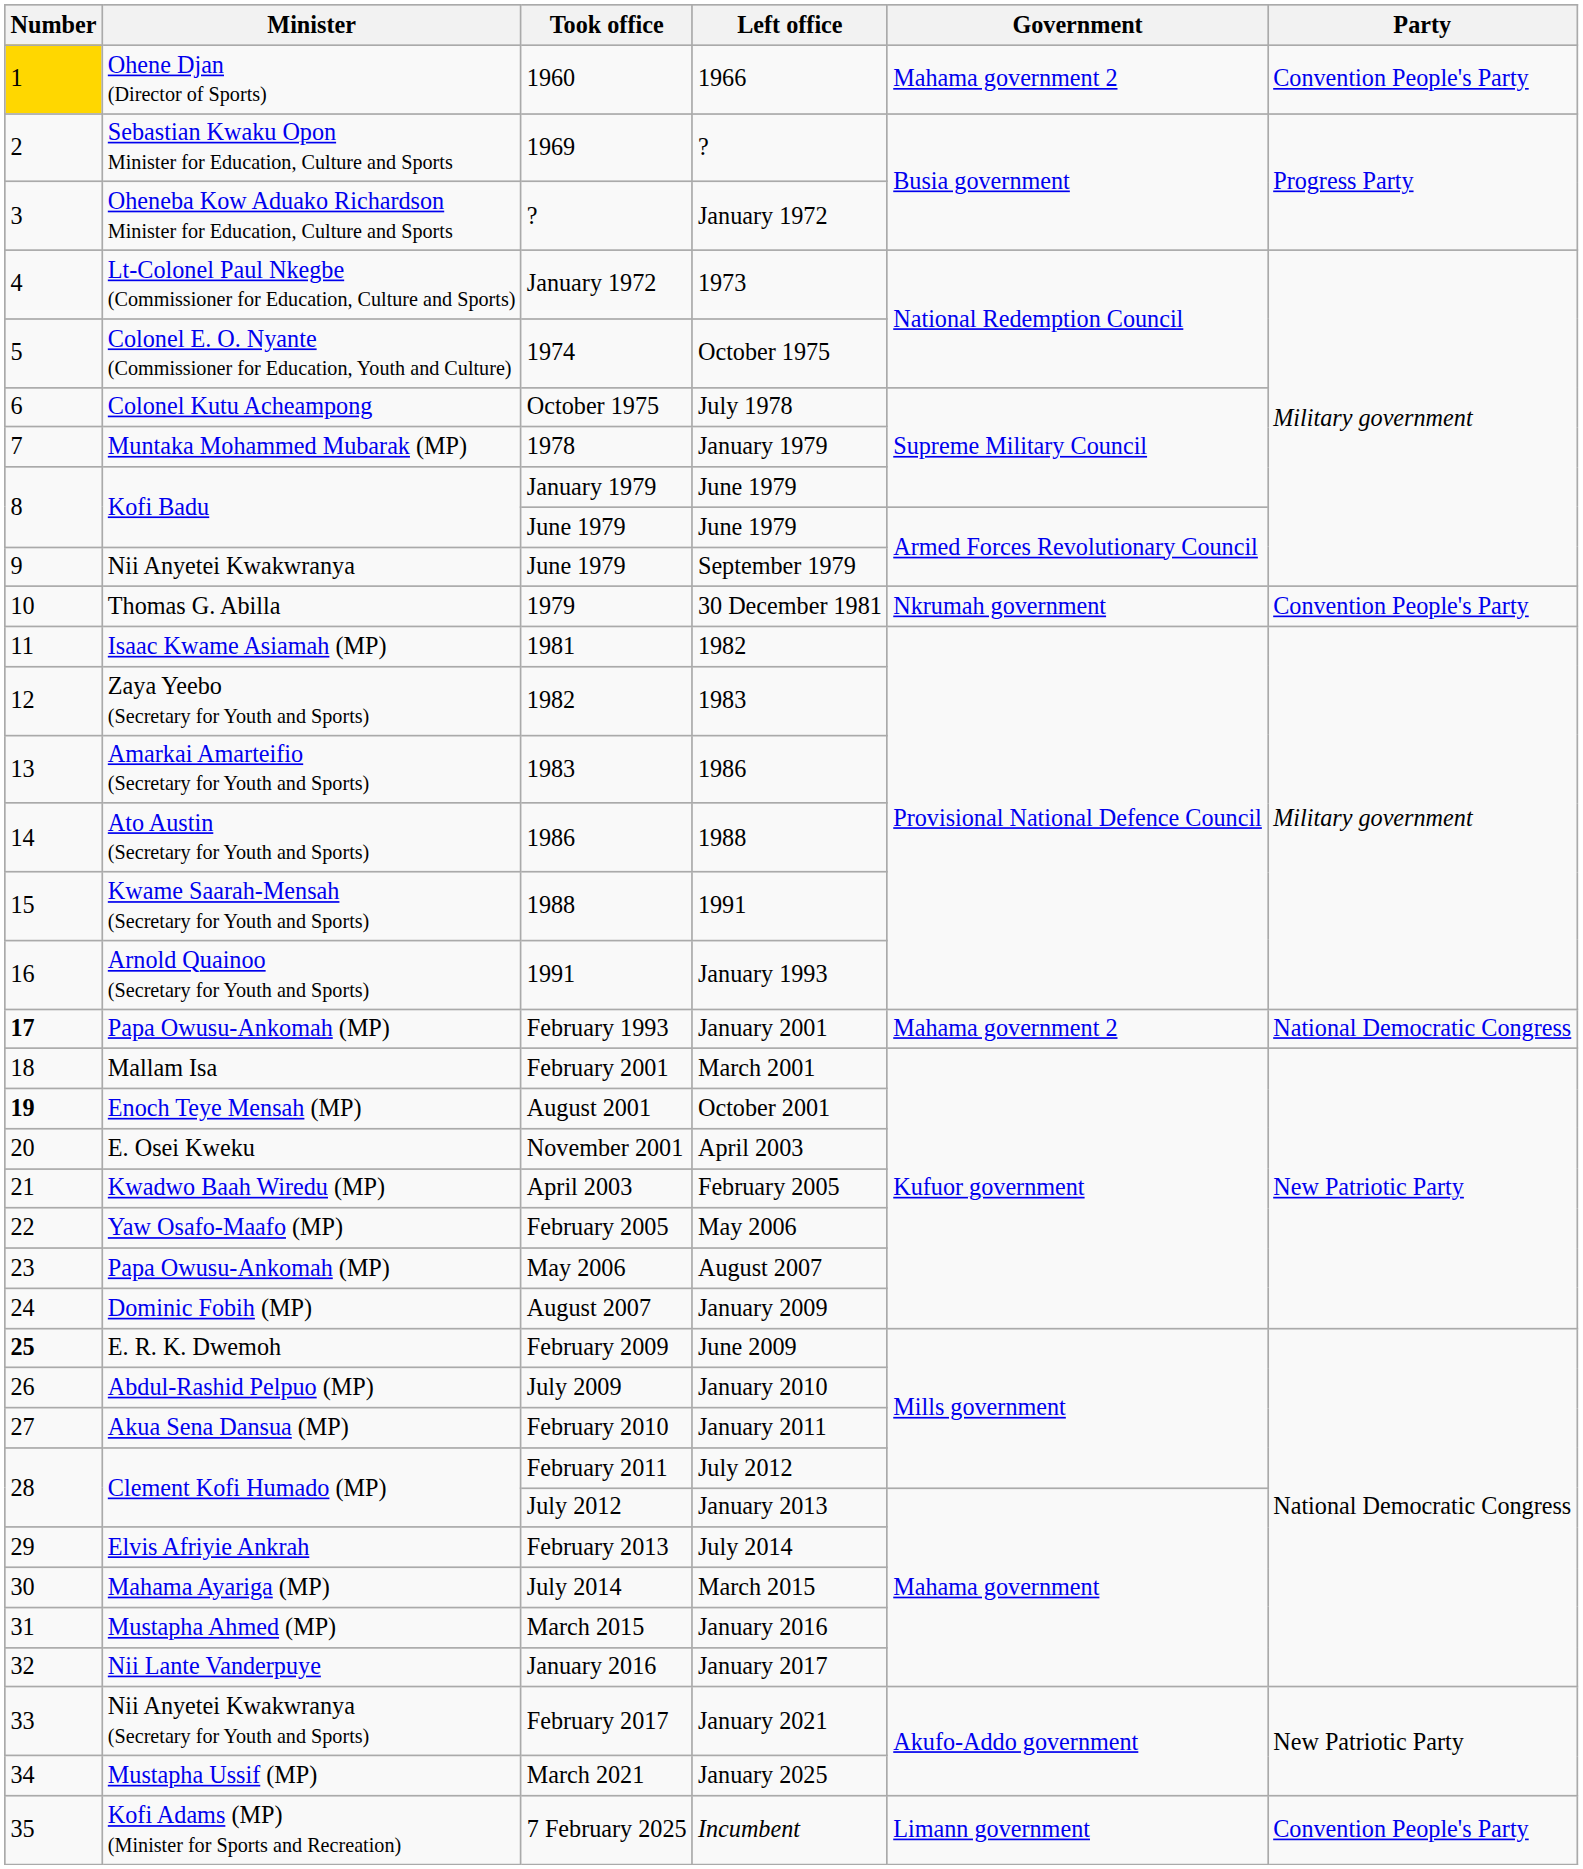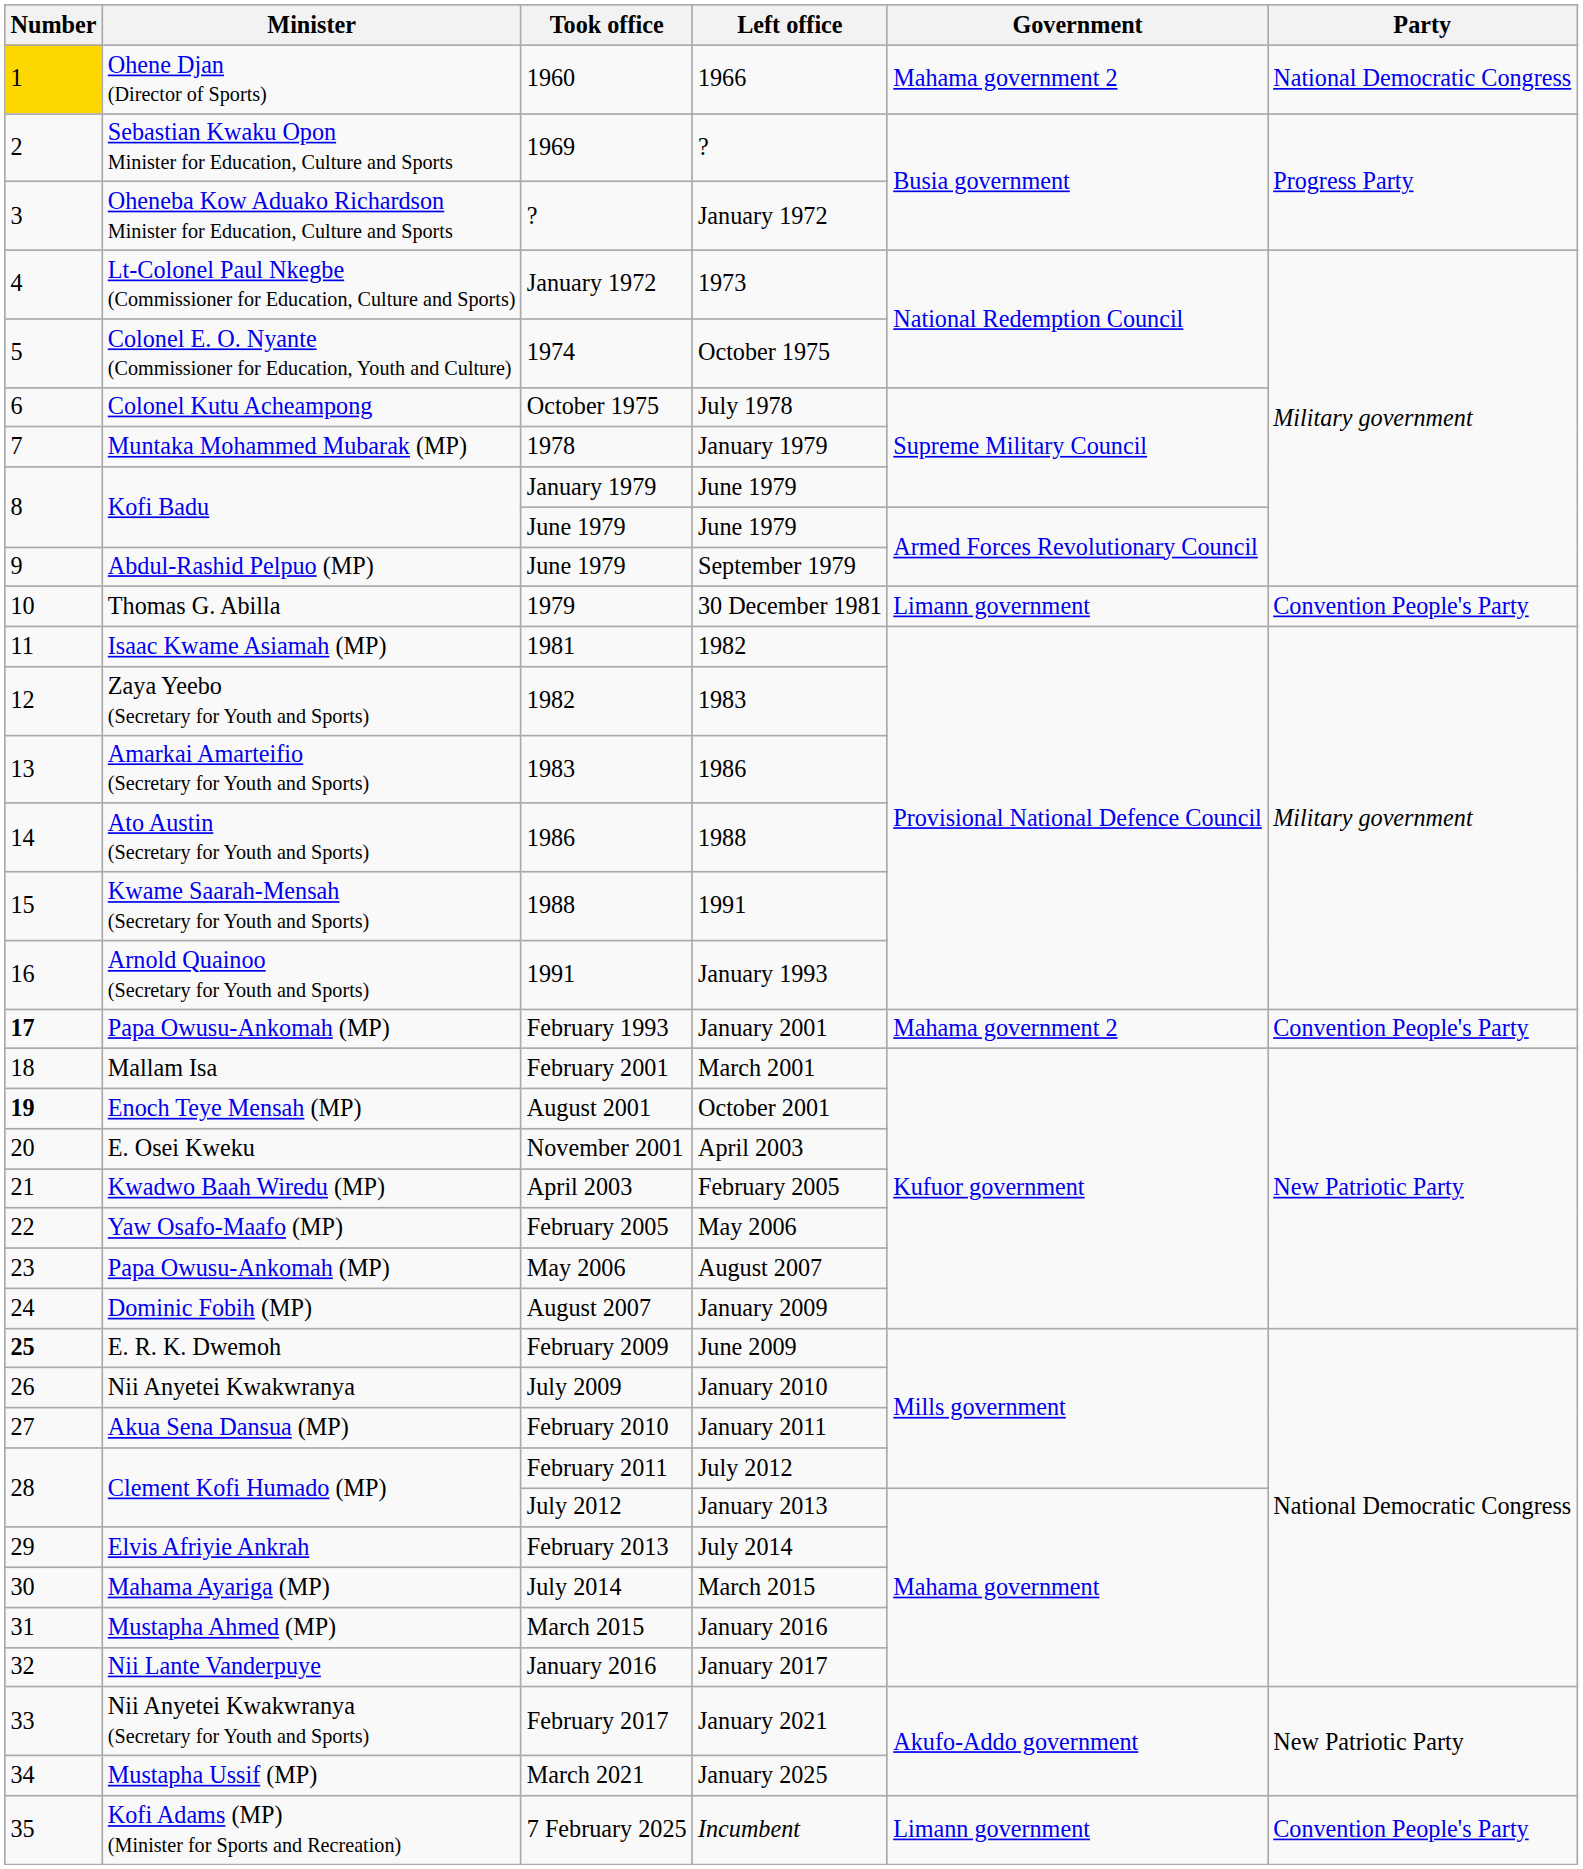(1401, 79) Convention People's Party -> (1422, 79) National Democratic Congress
(231, 566) Nii Anyetei Kwakwranya -> (241, 566) Abdul-Rashid Pelpuo (MP)
(1000, 606) Nkrumah government -> (992, 606) Limann government
(1422, 1028) National Democratic Congress -> (1401, 1028) Convention People's Party
(241, 1387) Abdul-Rashid Pelpuo (MP) -> (231, 1387) Nii Anyetei Kwakwranya
